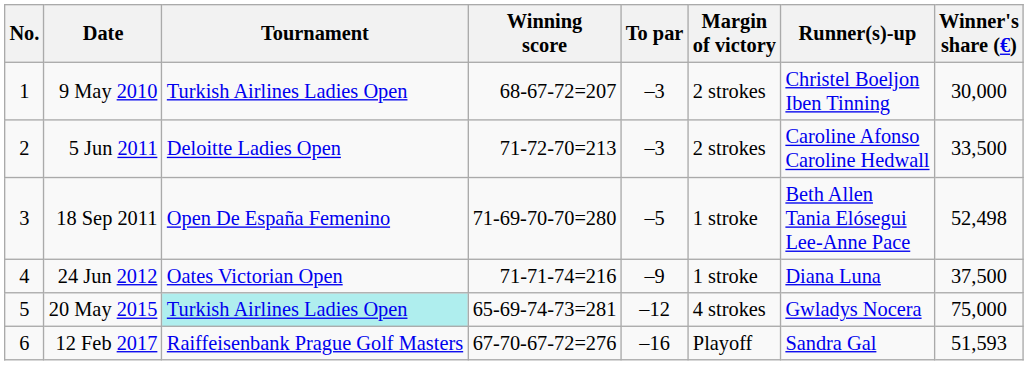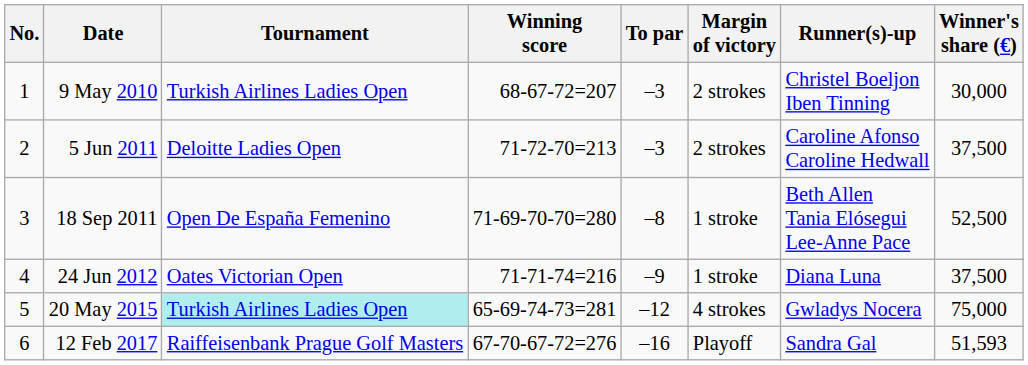(979, 148) 33,500 -> (979, 148) 37,500
(655, 218) –5 -> (655, 218) –8
(979, 218) 52,498 -> (979, 218) 52,500
